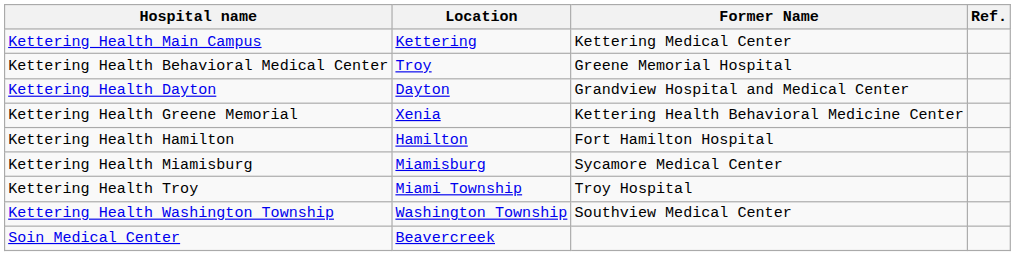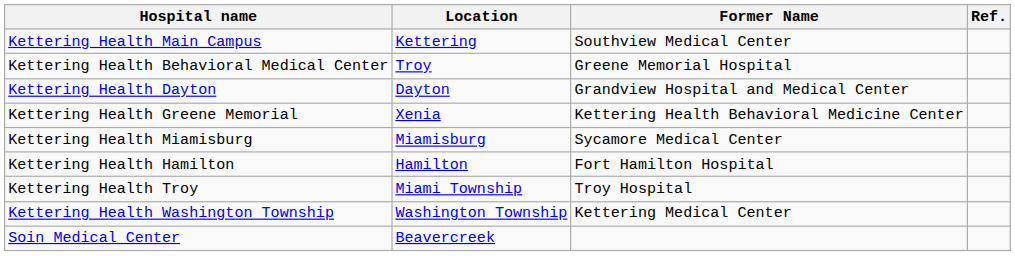(683, 41) Kettering Medical Center -> (683, 41) Southview Medical Center
rows swapped: (121, 140) <-> (130, 164)
(683, 213) Southview Medical Center -> (683, 213) Kettering Medical Center
